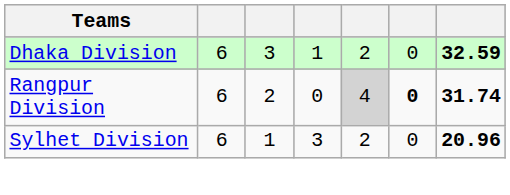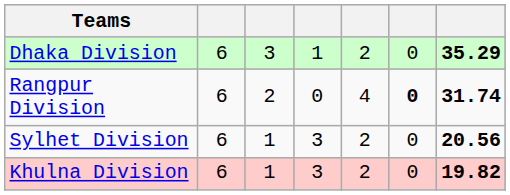(471, 53) 32.59 -> (471, 53) 35.29
(365, 97) lightgrey background -> (365, 97) no background
(471, 141) 20.96 -> (471, 141) 20.56
+ row: (99, 174)
